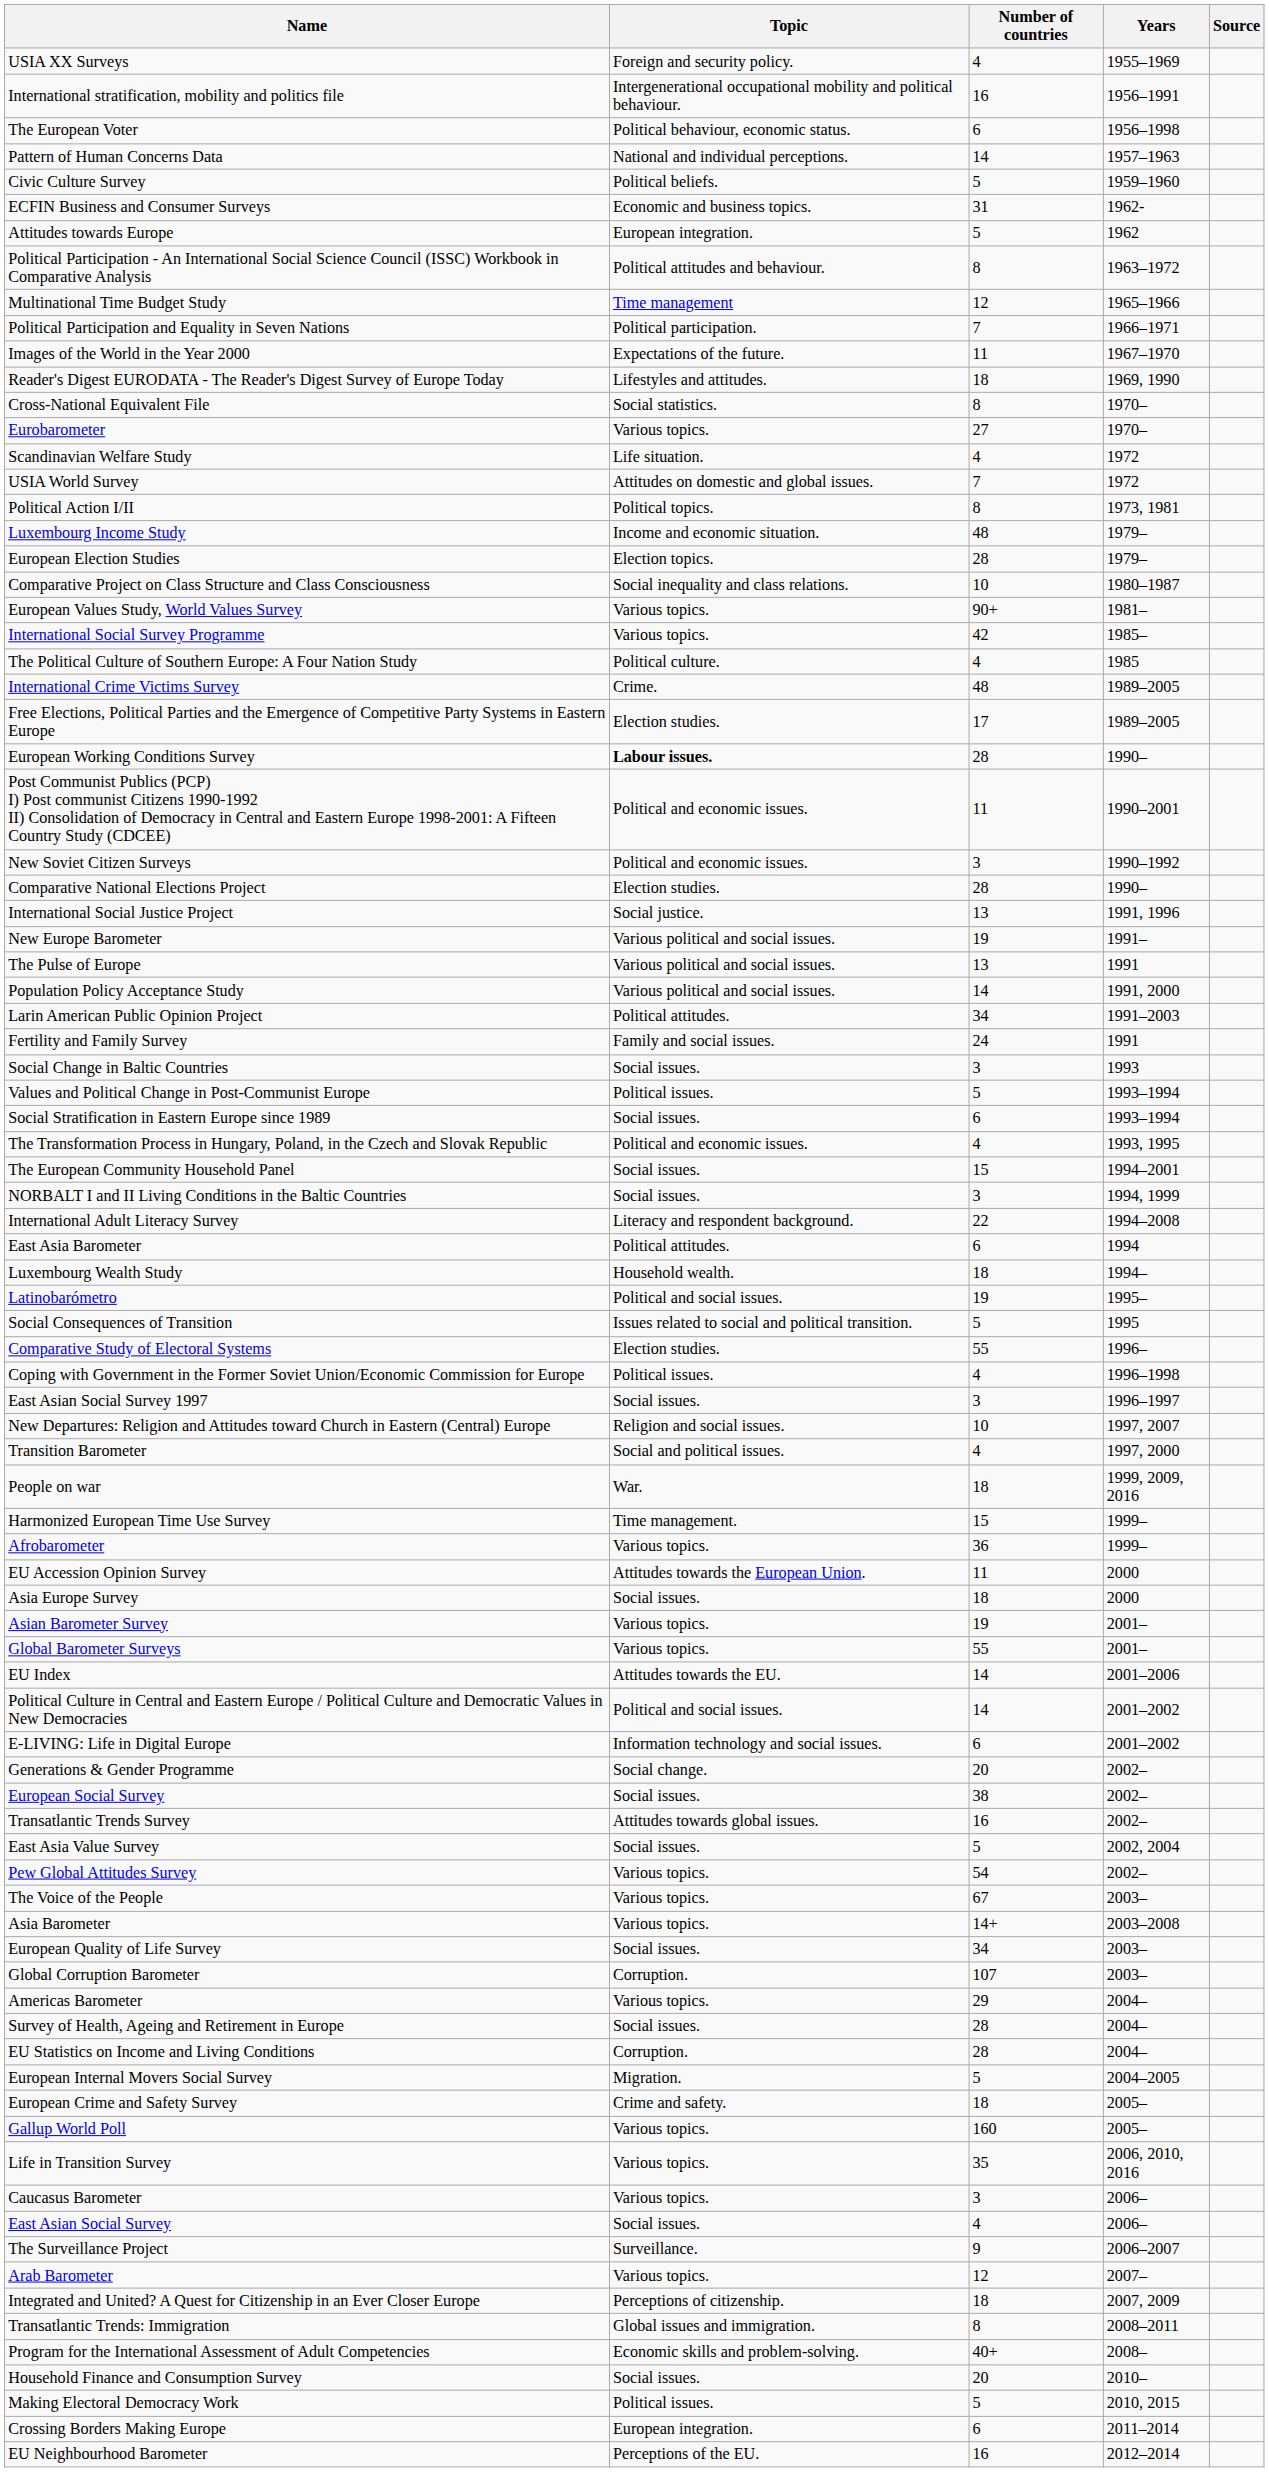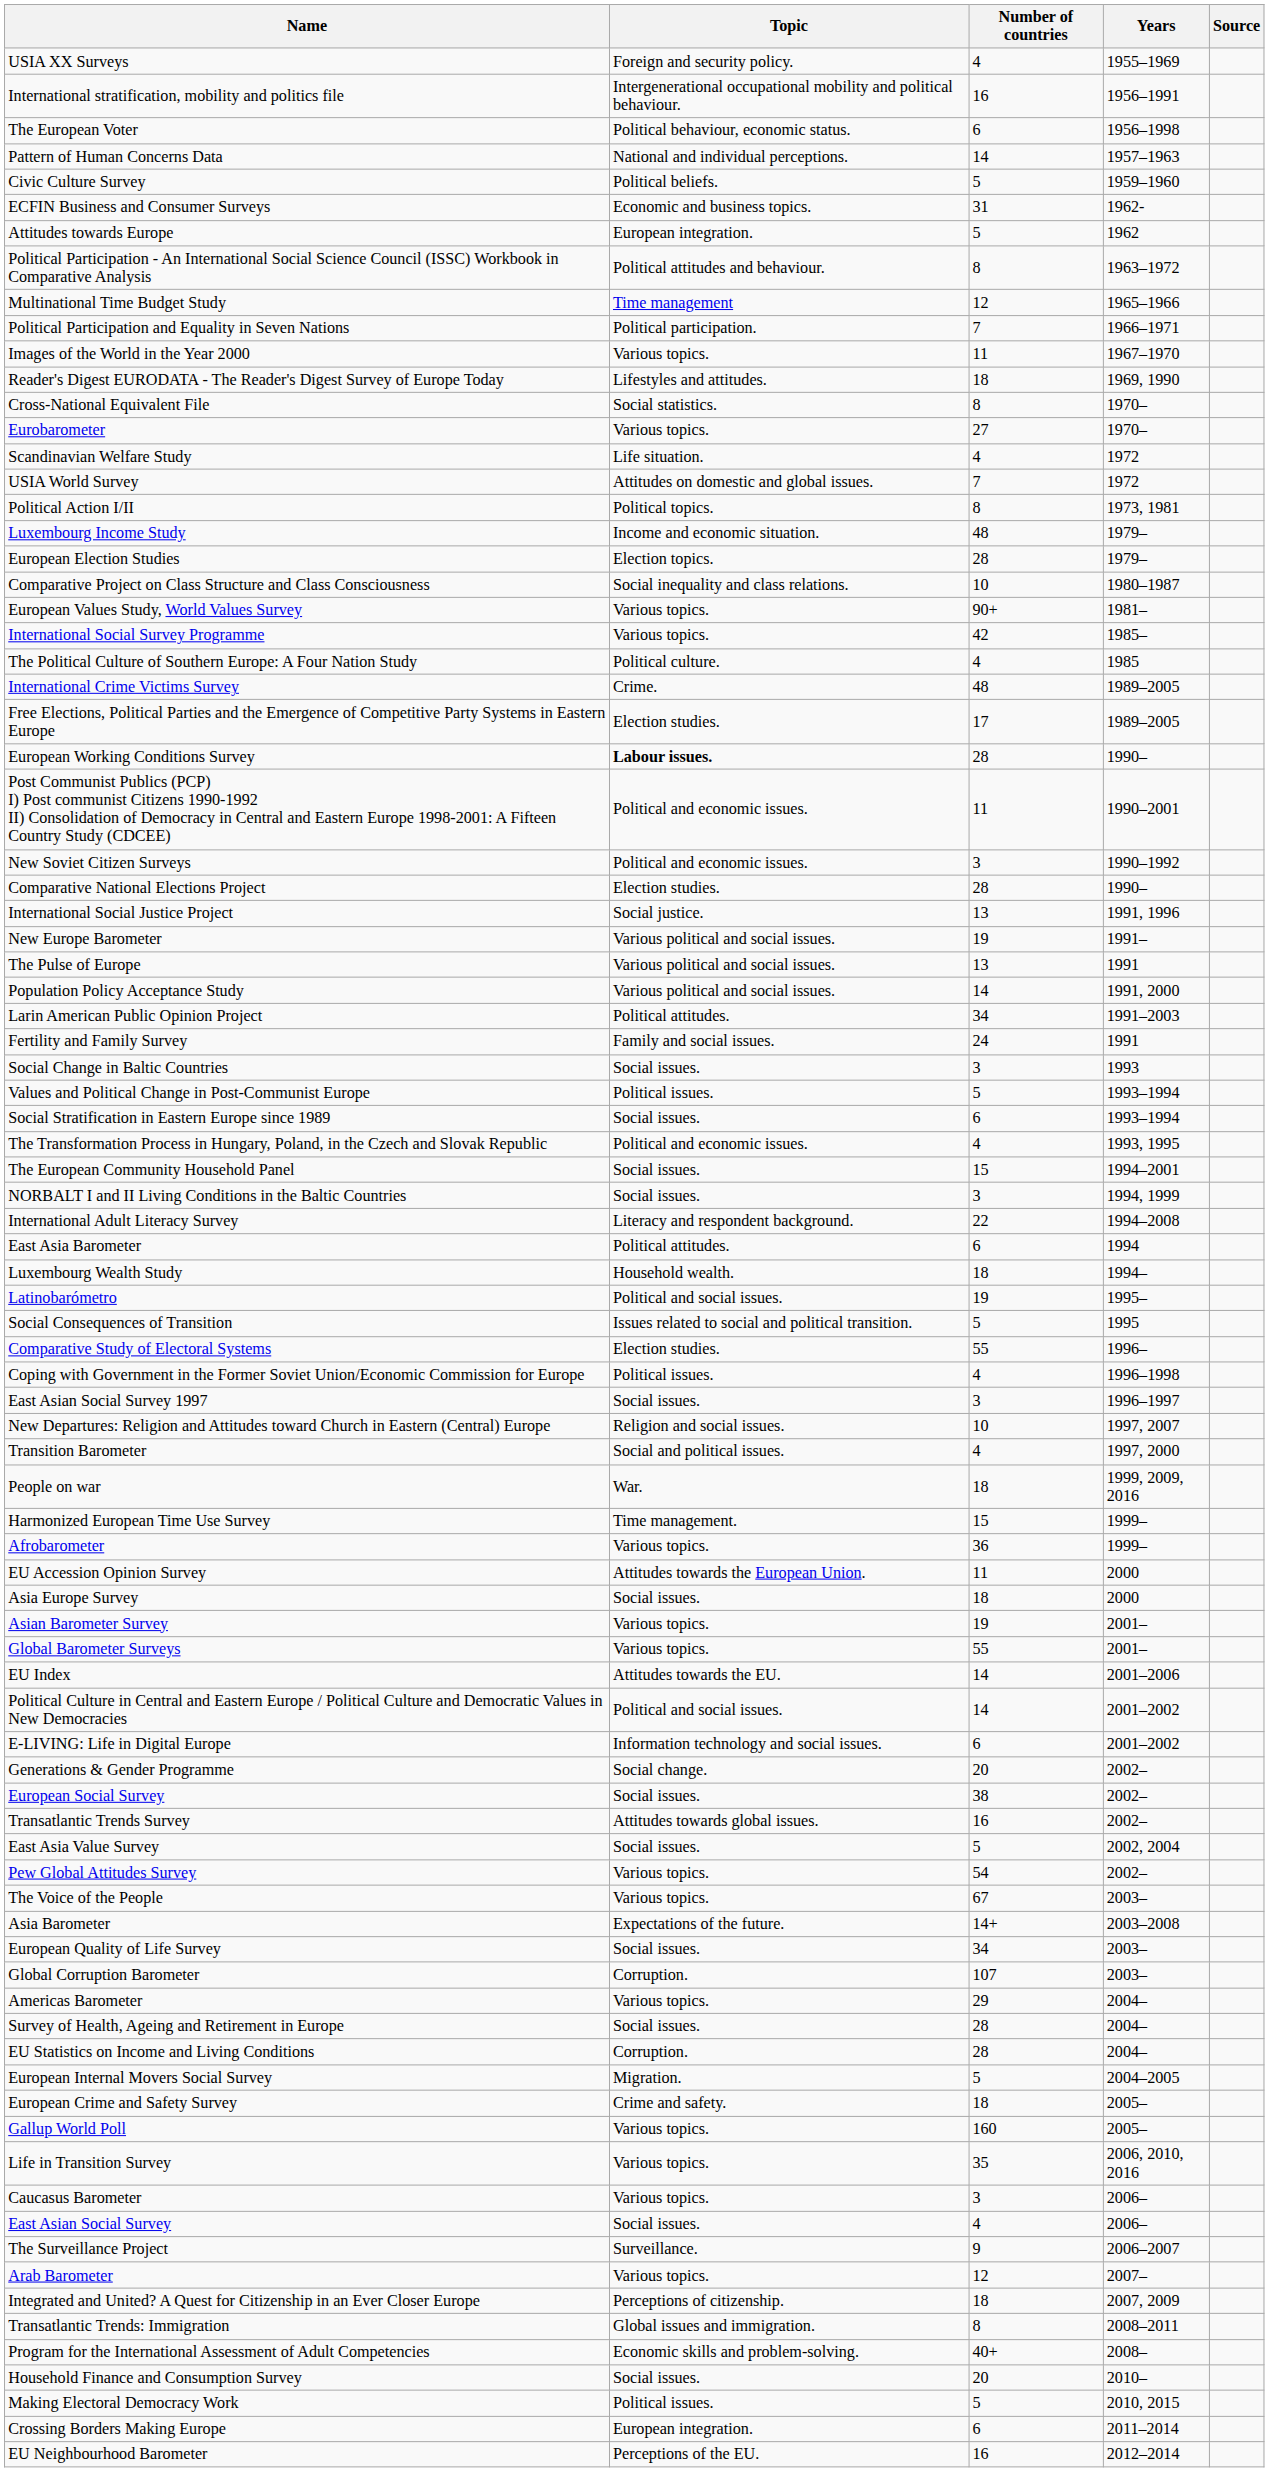(699, 353) Expectations of the future. -> (661, 353) Various topics.
(661, 1923) Various topics. -> (699, 1923) Expectations of the future.
